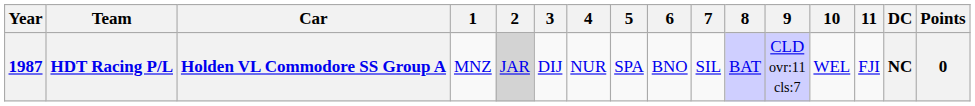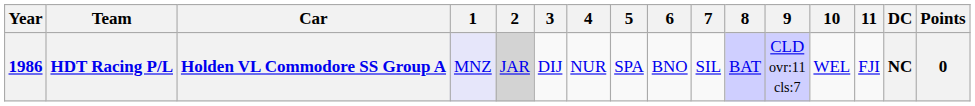(26, 66) 1987 -> (26, 66) 1986
(473, 66) no background -> (473, 66) lavender background
